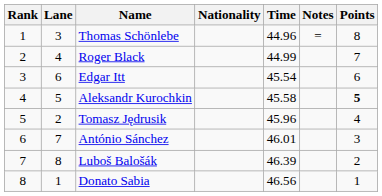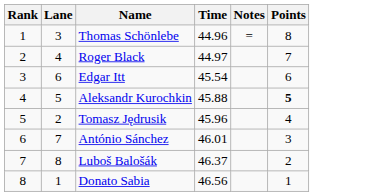- column: (229, 14)
(281, 56) 44.99 -> (213, 56) 44.97
(281, 98) 45.58 -> (213, 98) 45.88
(281, 160) 46.39 -> (213, 160) 46.37
